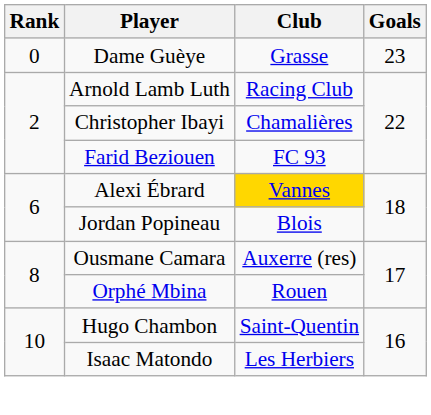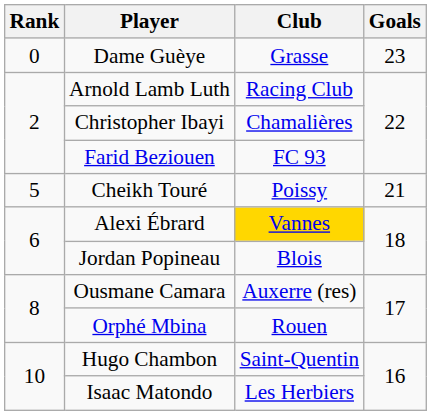+ row: (149, 190)
